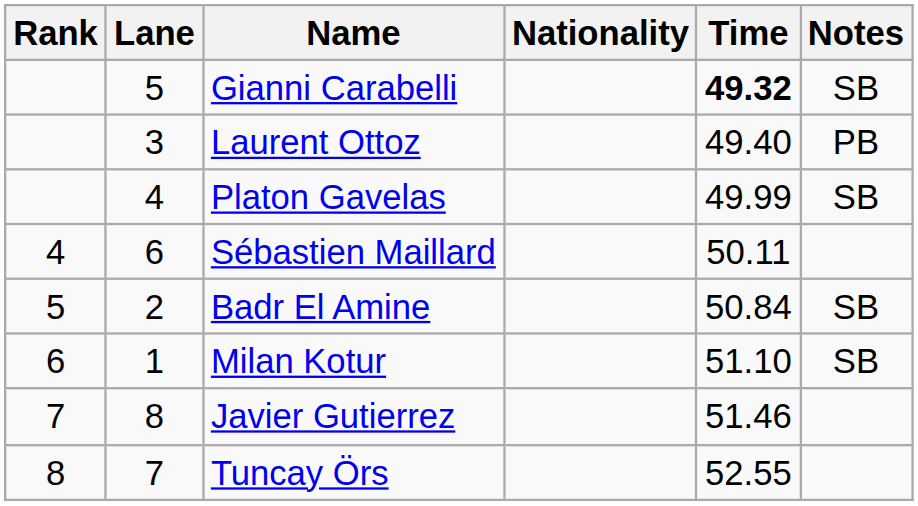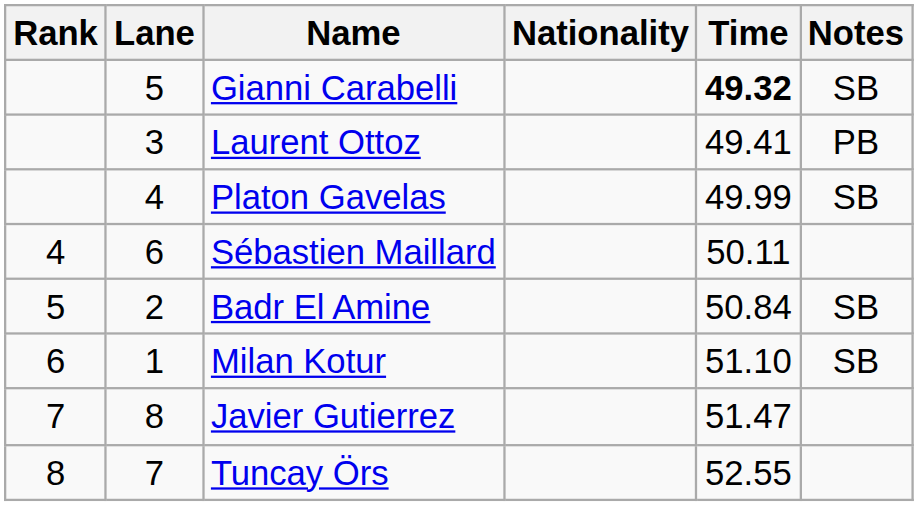(748, 142) 49.40 -> (748, 142) 49.41
(748, 417) 51.46 -> (748, 417) 51.47
